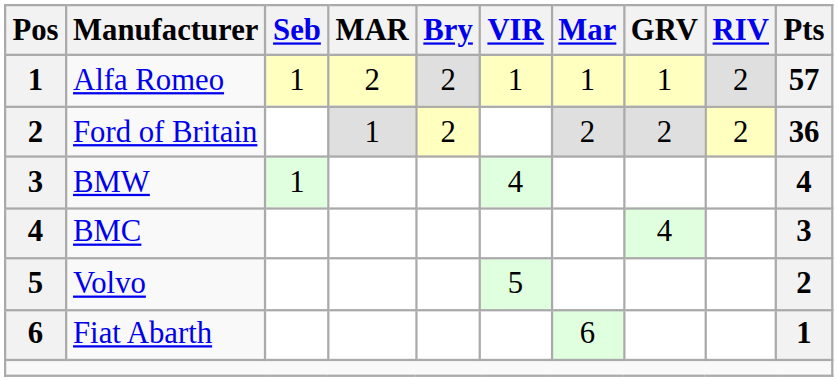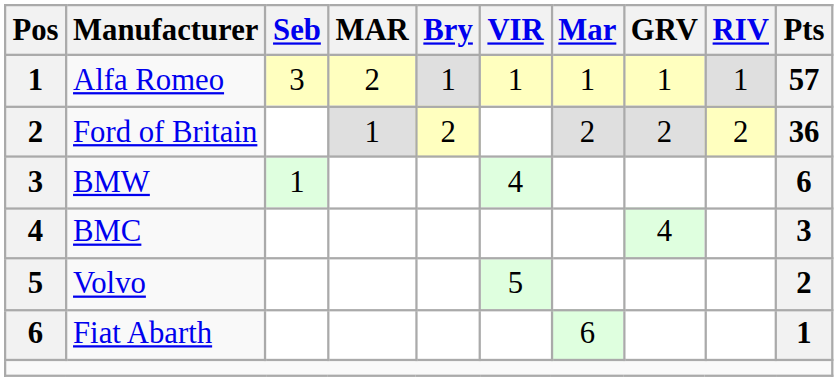(297, 80) 1 -> (297, 80) 3
(448, 80) 2 -> (448, 80) 1
(741, 80) 2 -> (741, 80) 1
(804, 181) 4 -> (804, 181) 6
